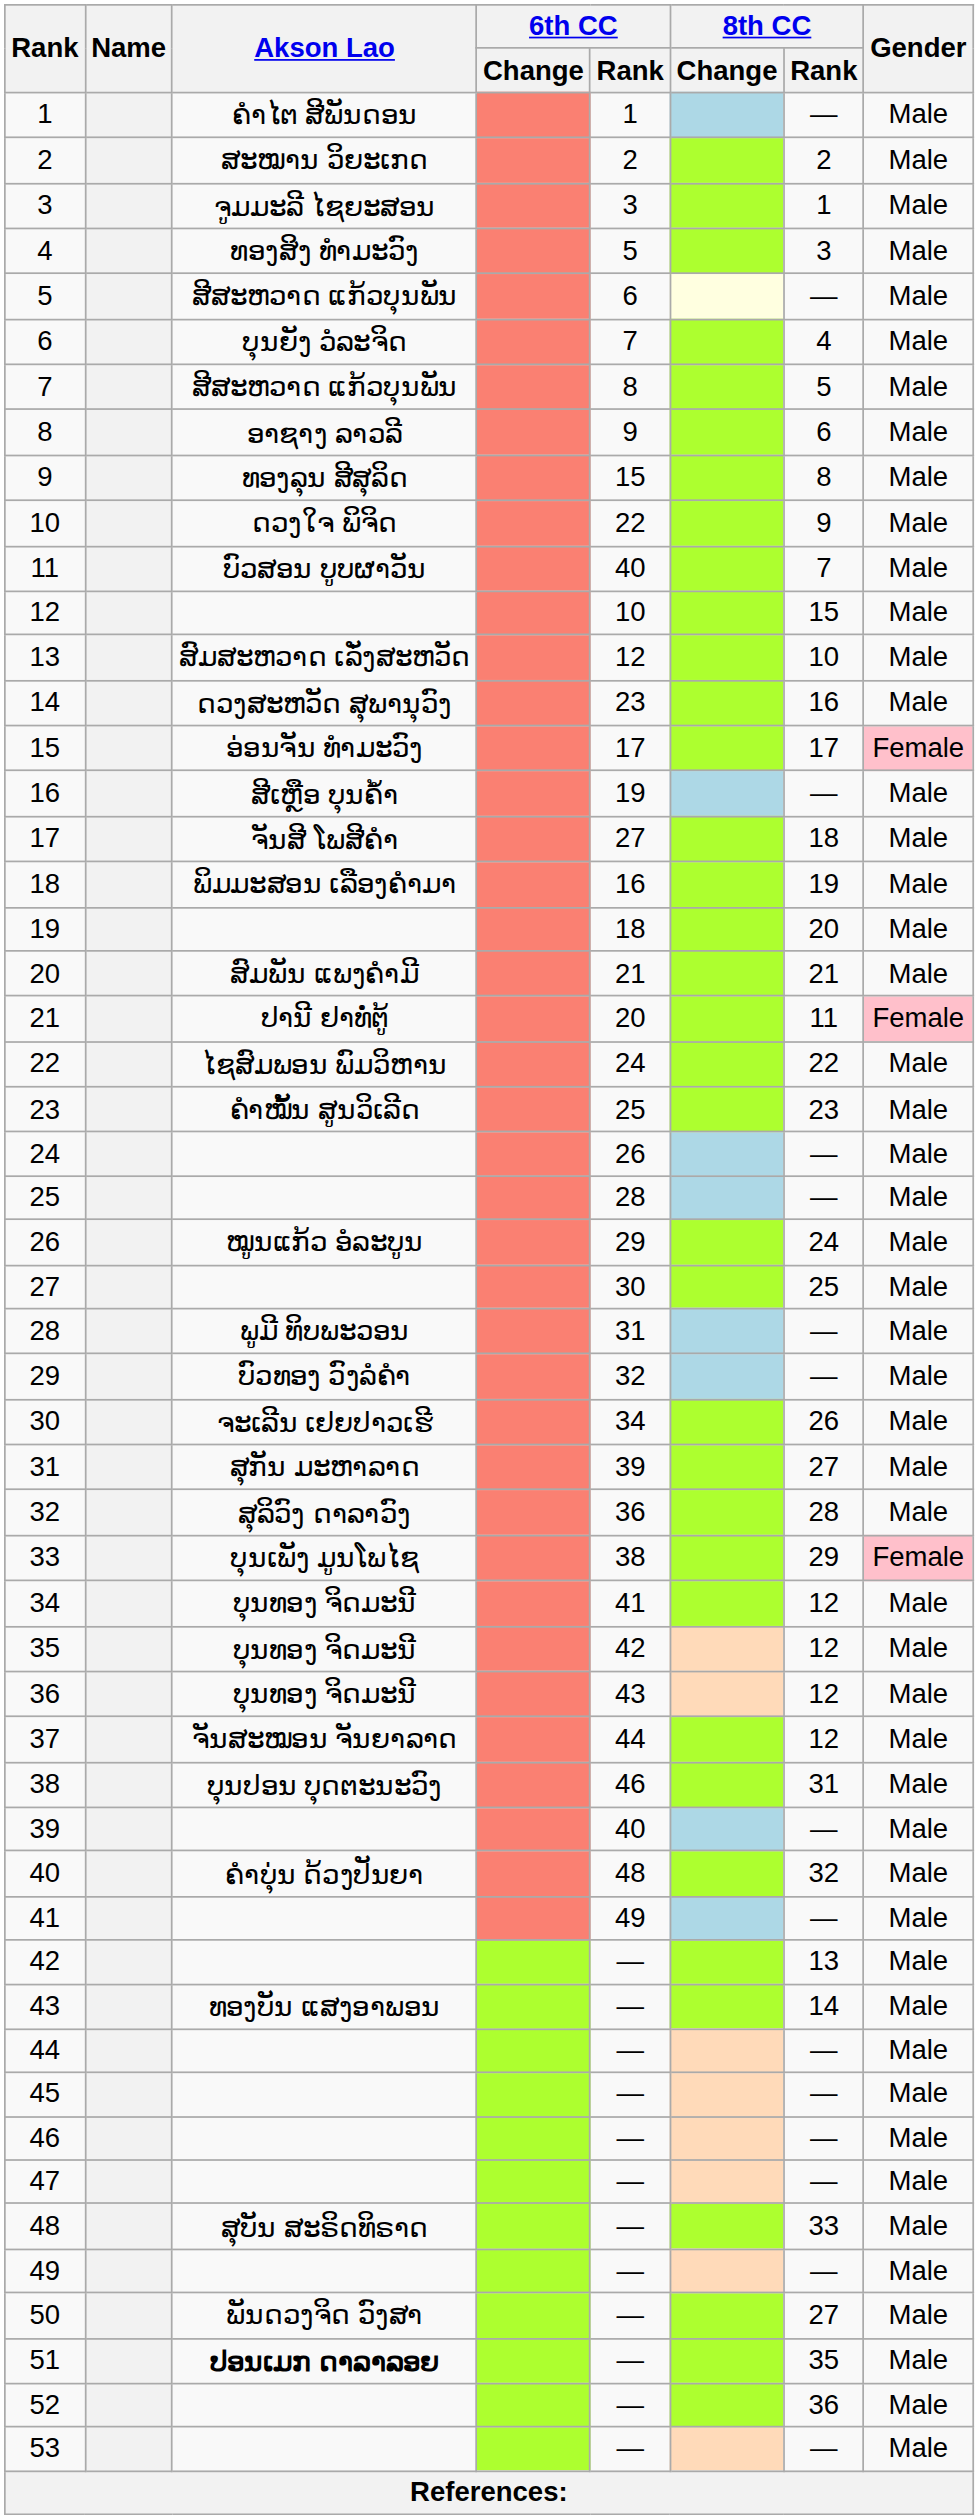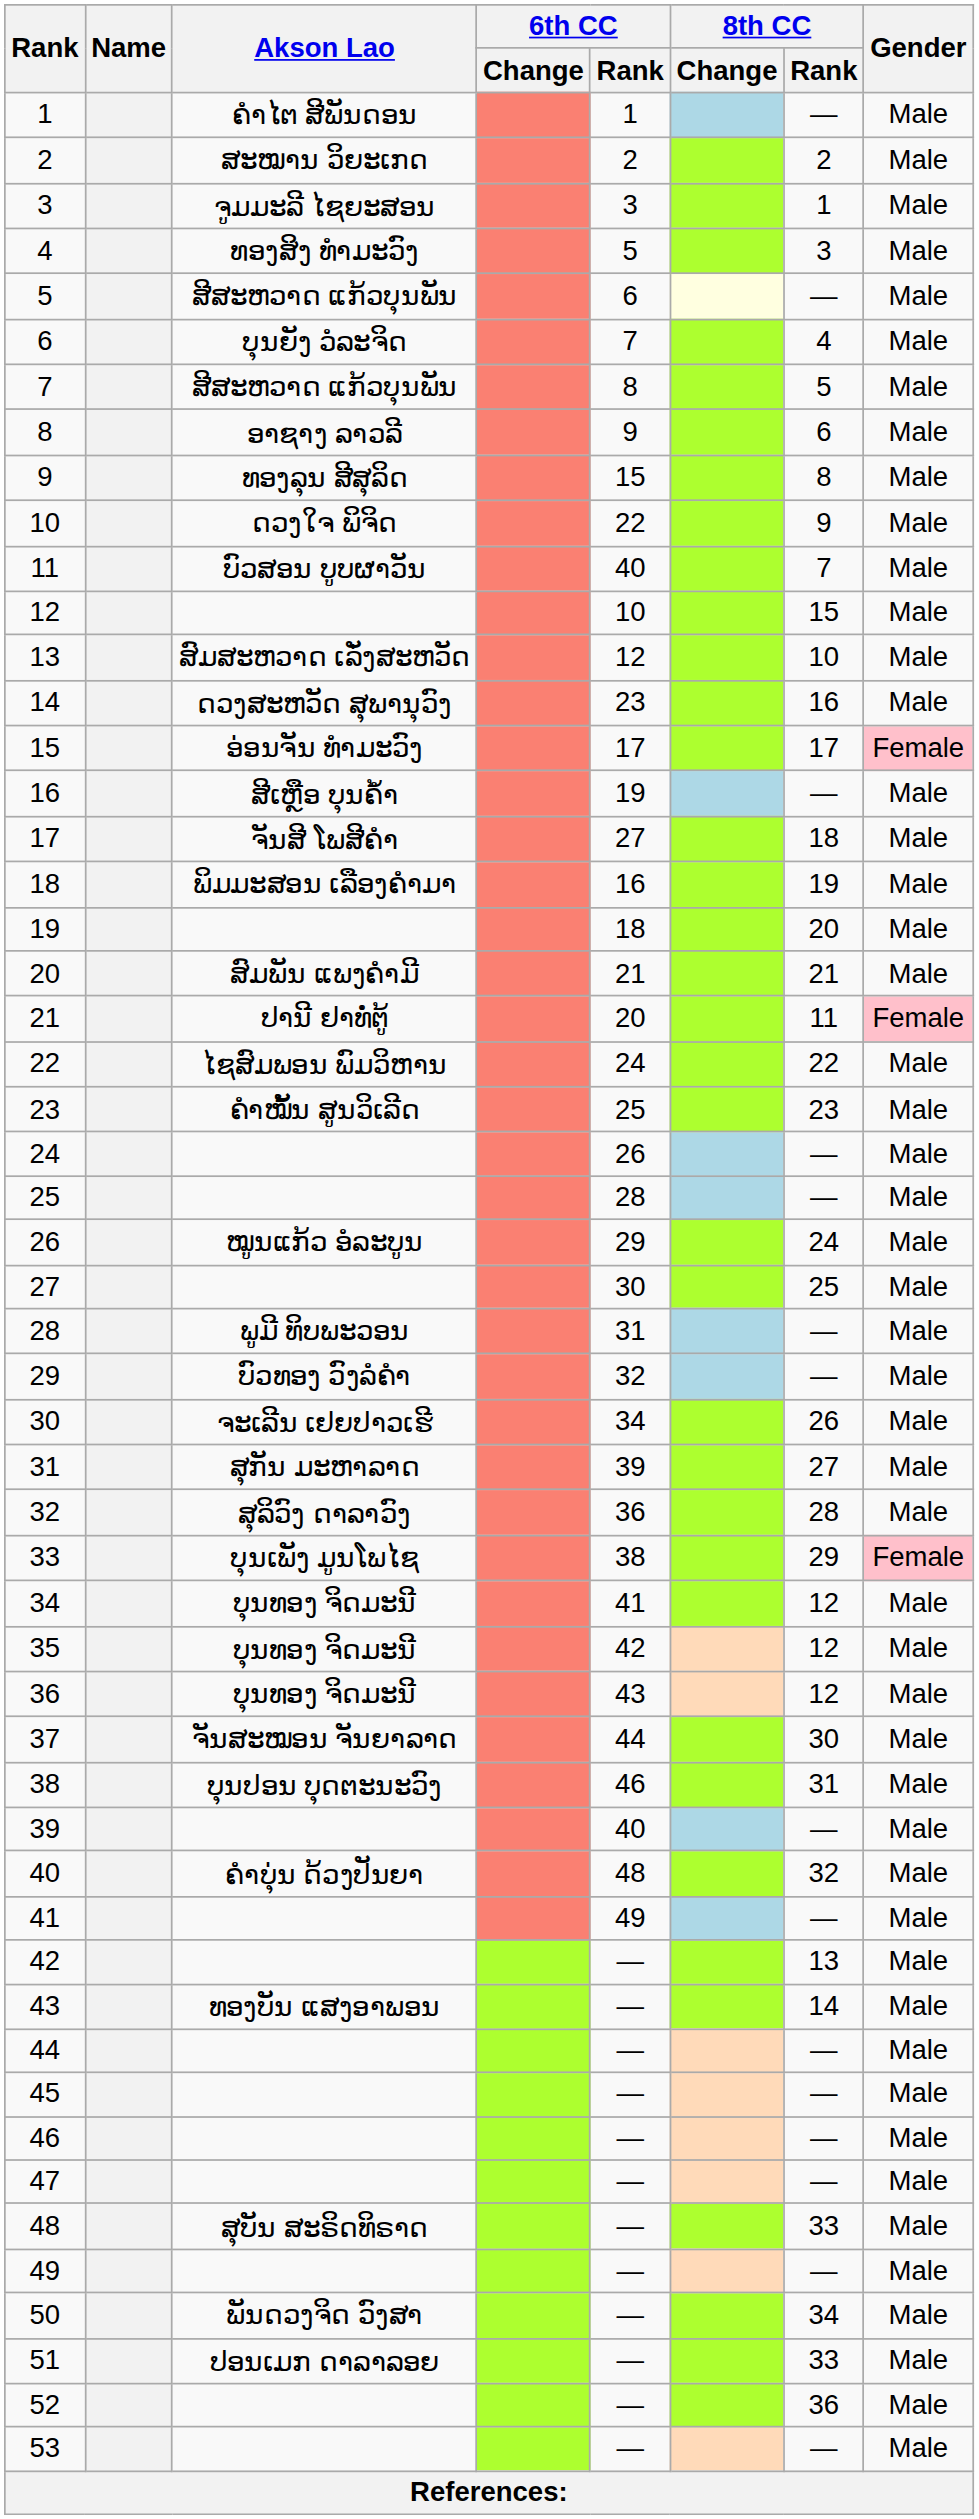(824, 1739) 12 -> (824, 1739) 30
(824, 2314) 27 -> (824, 2314) 34
(325, 2361) bold -> (325, 2361) normal
(824, 2360) 35 -> (824, 2360) 33
